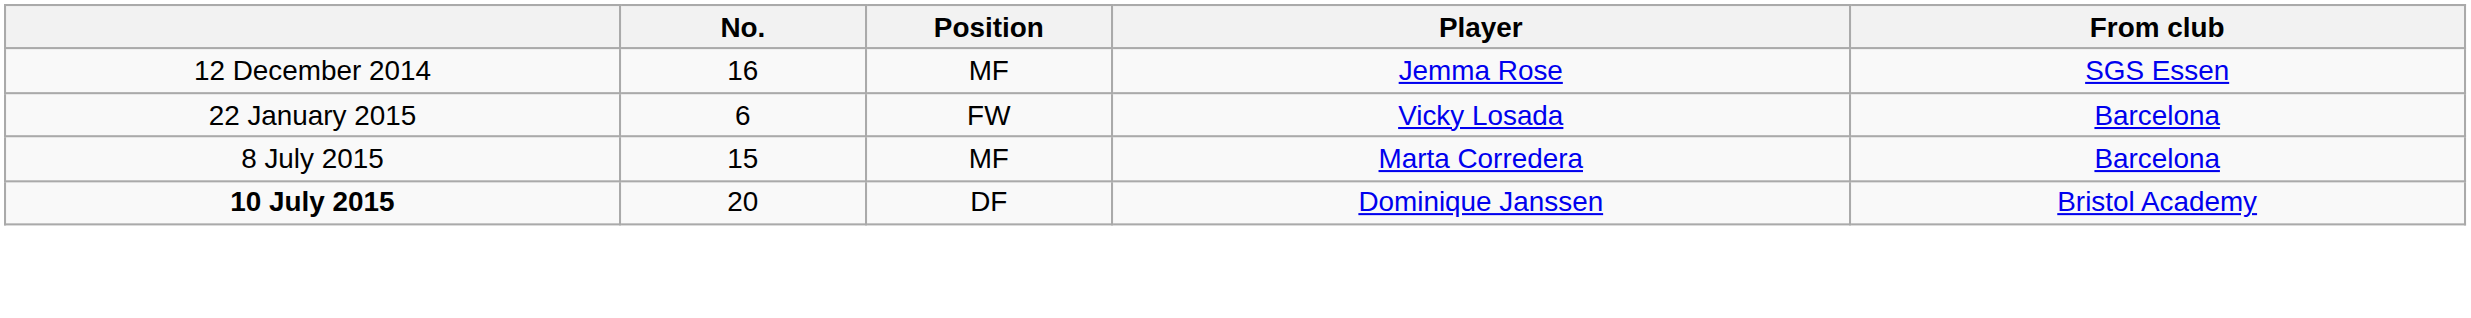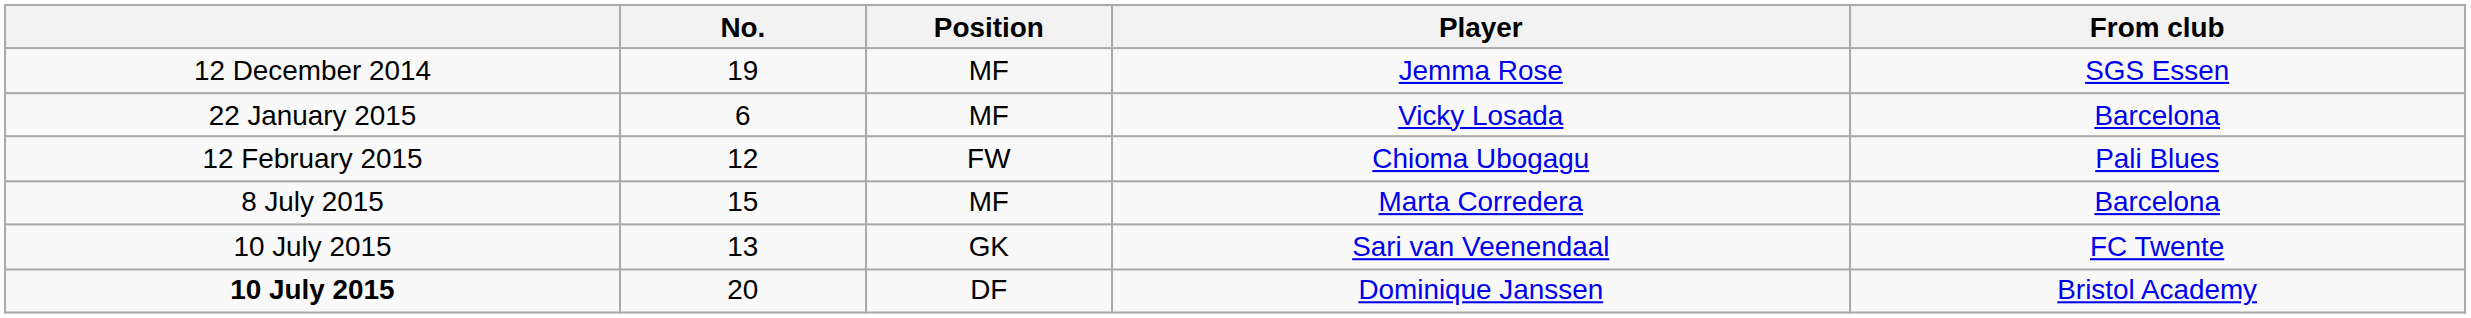(743, 71) 16 -> (743, 71) 19
(989, 114) FW -> (989, 114) MF
+ row: (1481, 158)
+ row: (1481, 246)
